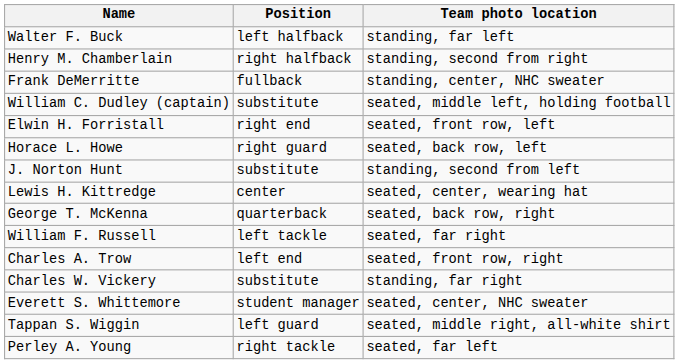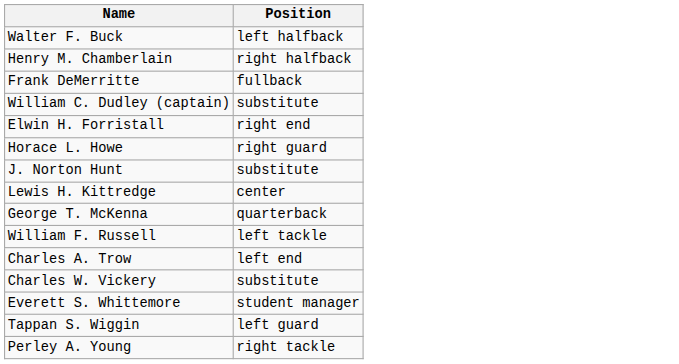- column: (519, 16)
